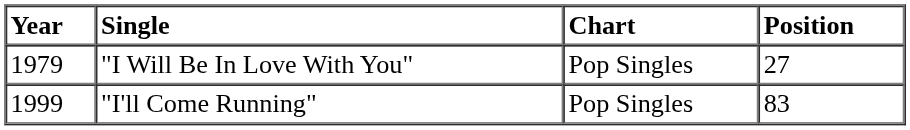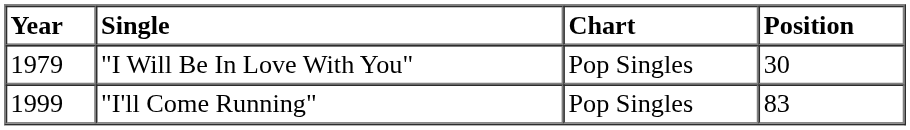(777, 64) 27 -> (777, 64) 30
